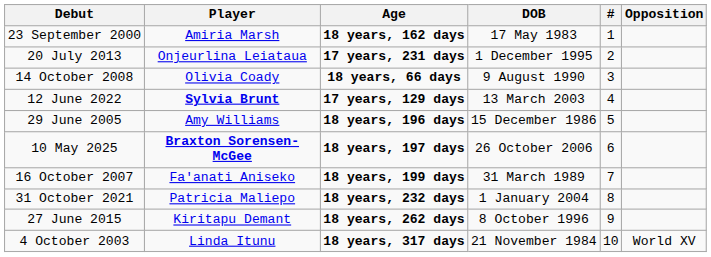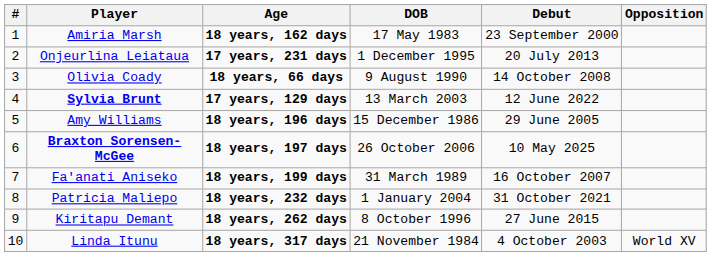columns swapped: (611, 15) <-> (74, 15)
